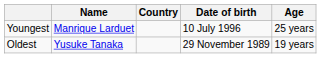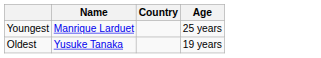- column: (226, 12)
